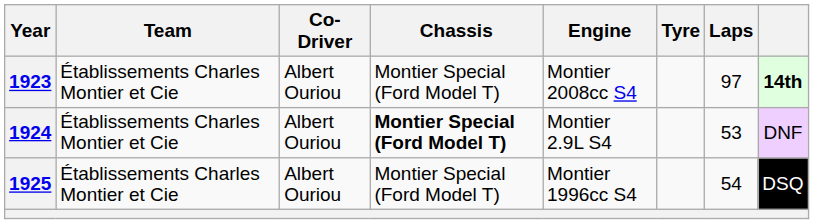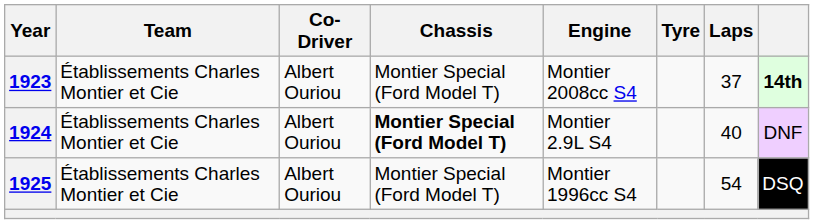(731, 82) 97 -> (731, 82) 37
(731, 133) 53 -> (731, 133) 40
